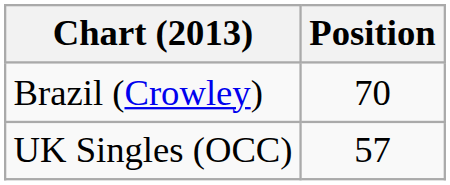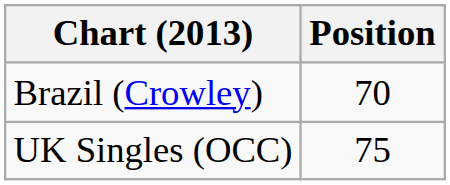(372, 149) 57 -> (372, 149) 75
